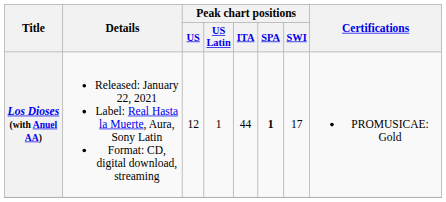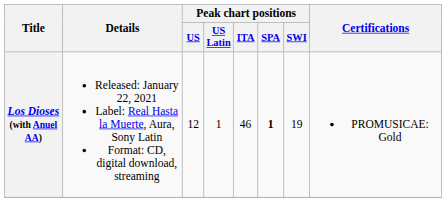(246, 124) 44 -> (246, 124) 46
(297, 124) 17 -> (297, 124) 19
